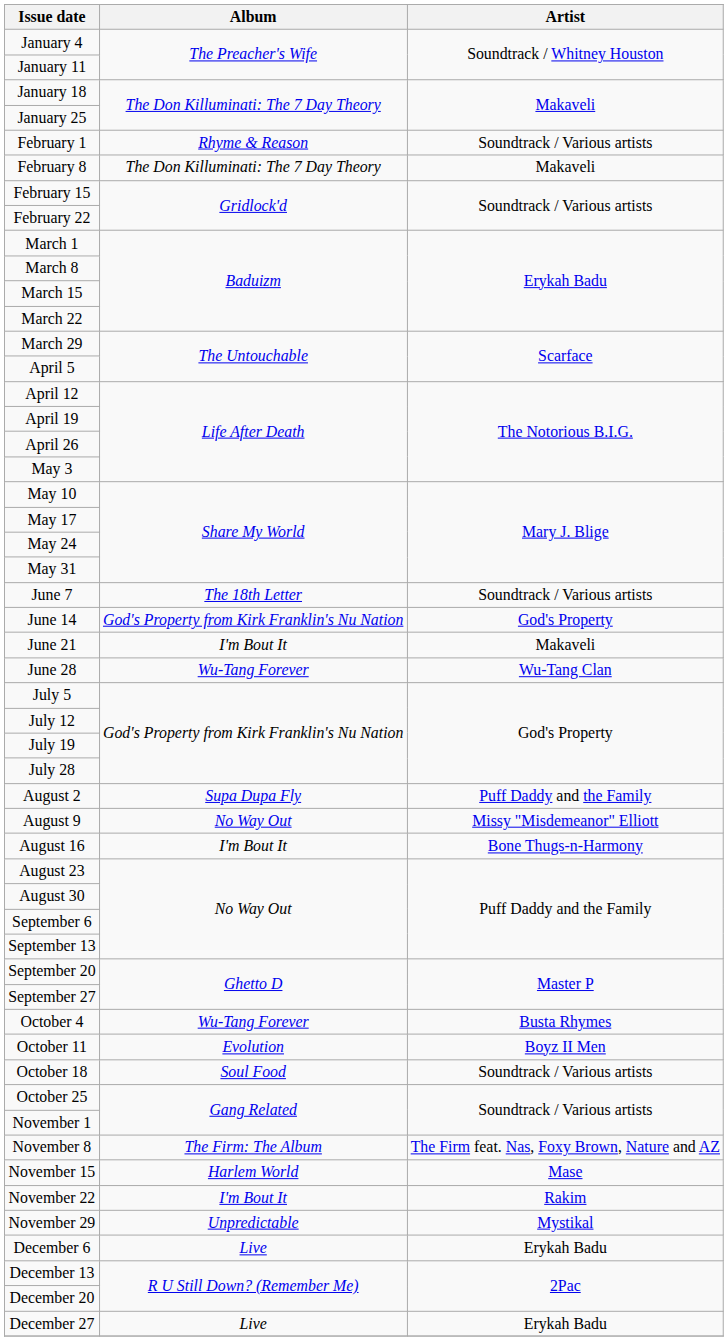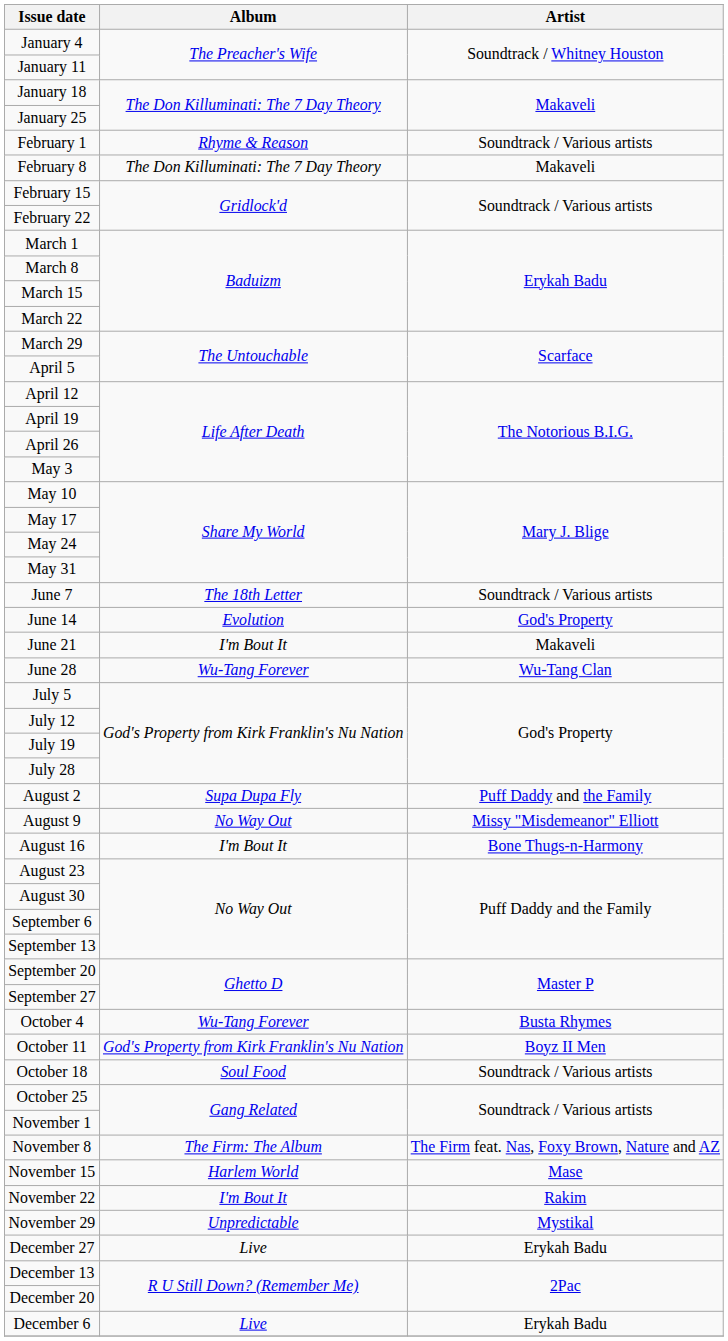(253, 619) God's Property from Kirk Franklin's Nu Nation -> (253, 619) Evolution
(253, 1047) Evolution -> (253, 1047) God's Property from Kirk Franklin's Nu Nation
rows swapped: (52, 1248) <-> (52, 1323)
